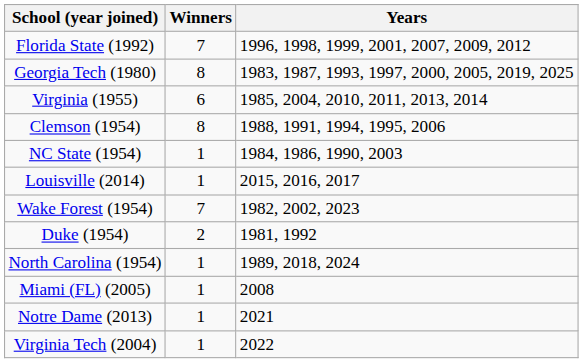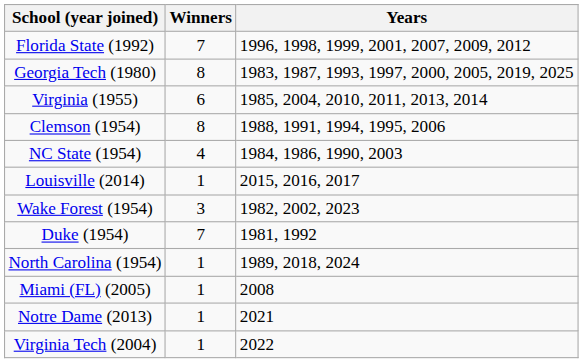(201, 153) 1 -> (201, 153) 4
(201, 208) 7 -> (201, 208) 3
(201, 235) 2 -> (201, 235) 7
